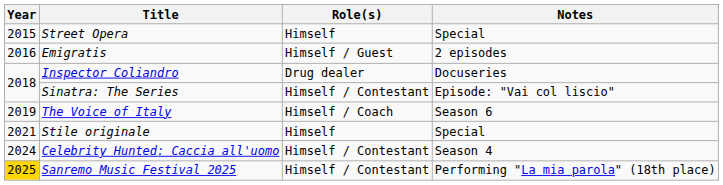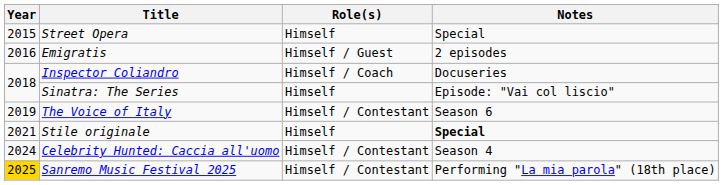(325, 73) Drug dealer -> (339, 73) Himself / Coach
(357, 92) Himself / Contestant -> (310, 92) Himself
(339, 112) Himself / Coach -> (357, 112) Himself / Contestant
(460, 131) normal -> (460, 131) bold
